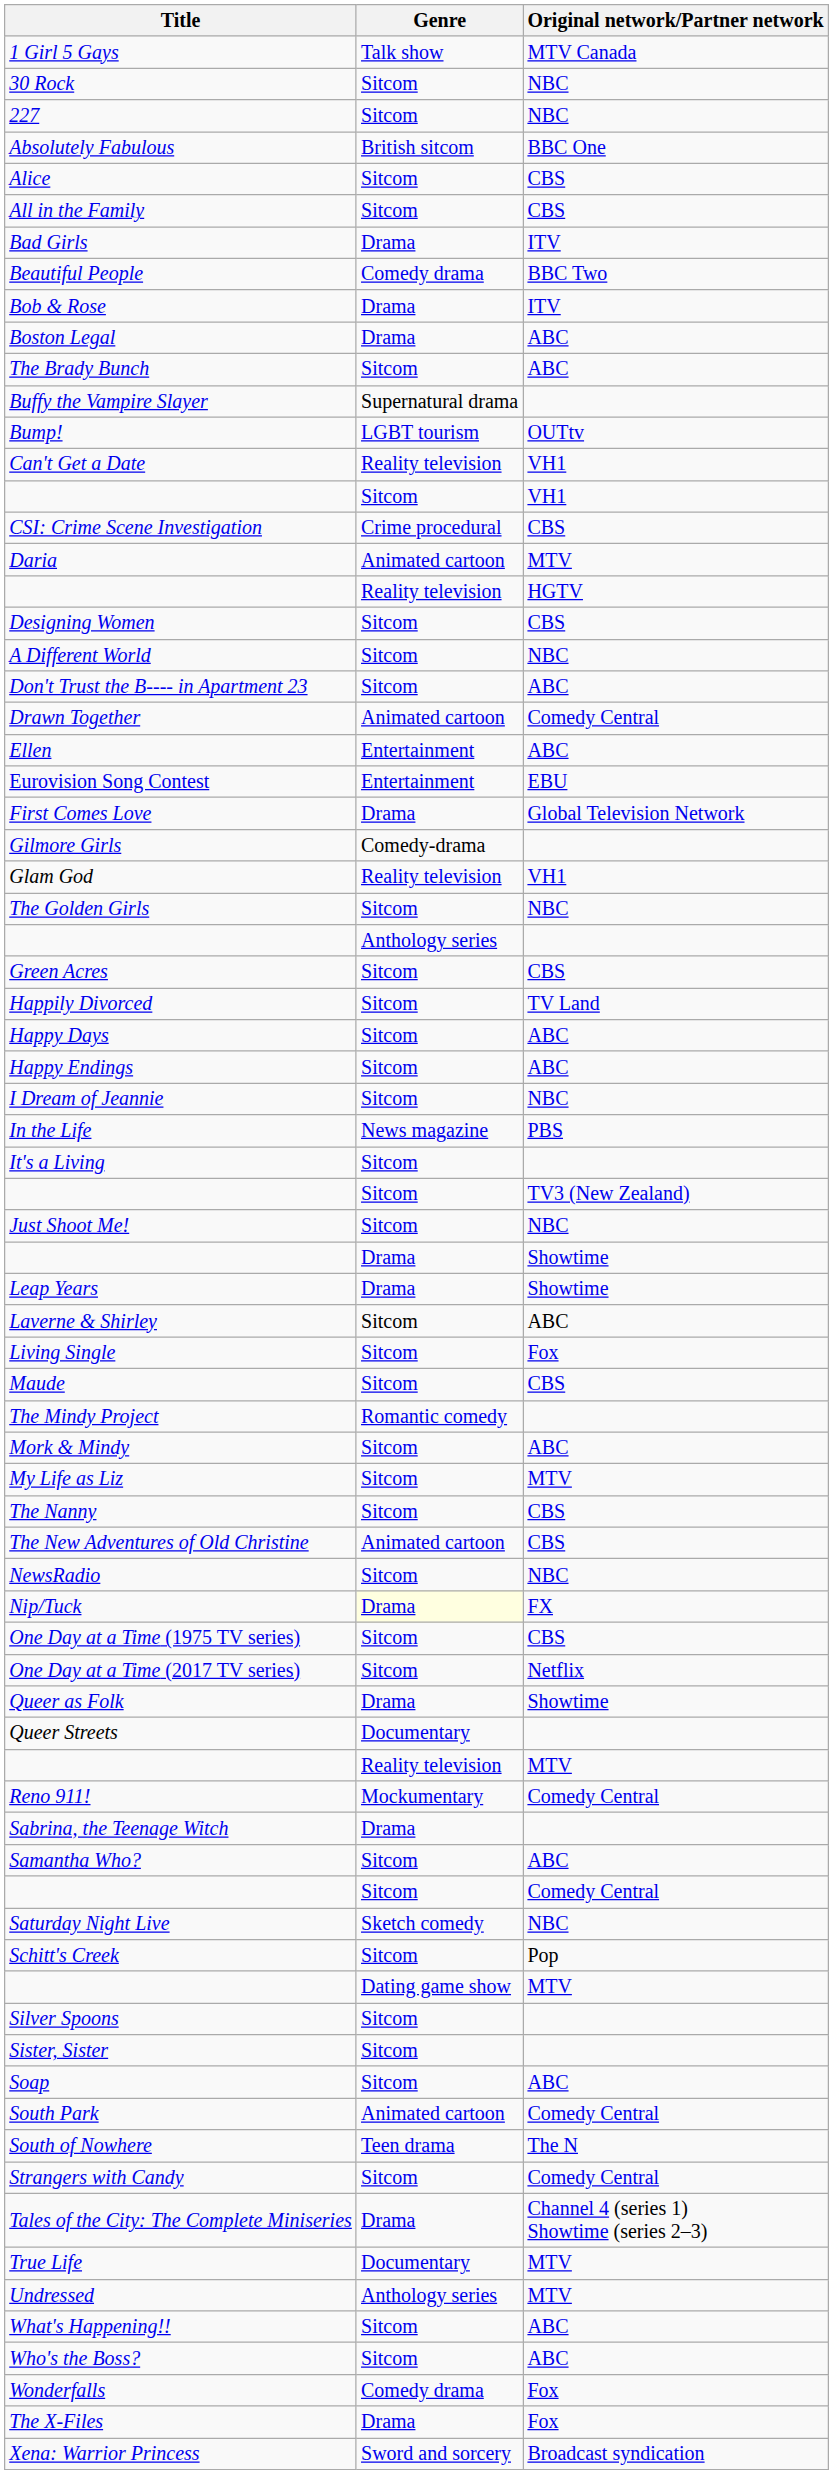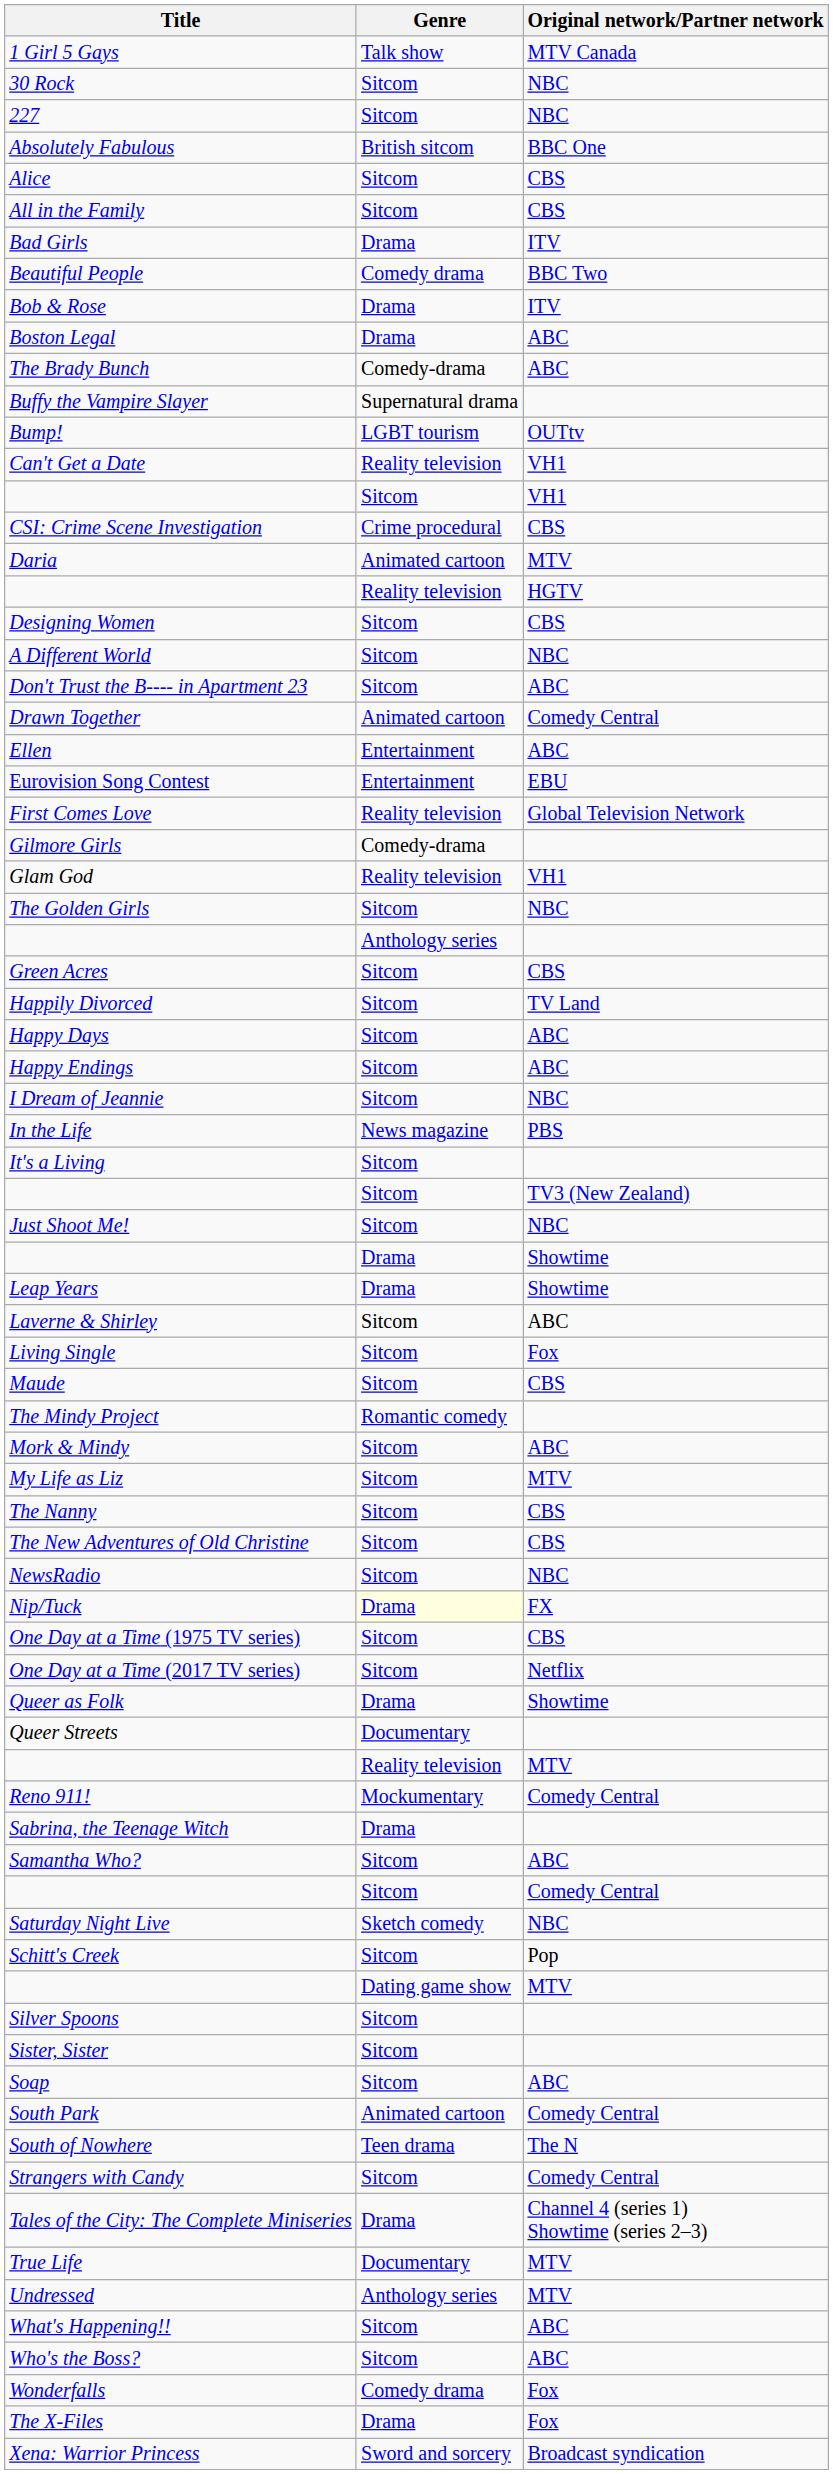(389, 369) Sitcom -> (423, 369) Comedy-drama
(388, 813) Drama -> (431, 813) Reality television
(433, 1542) Animated cartoon -> (389, 1542) Sitcom
